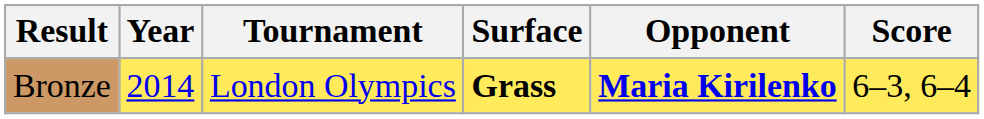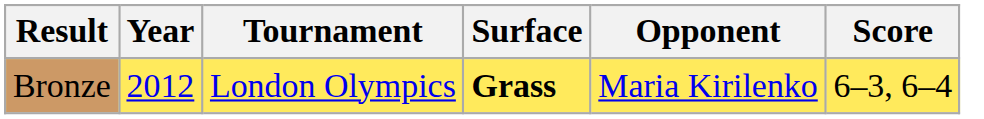(160, 85) 2014 -> (160, 85) 2012
(717, 85) bold -> (708, 85) normal
